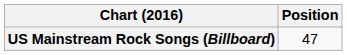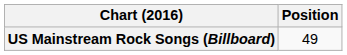(310, 38) 47 -> (310, 38) 49
